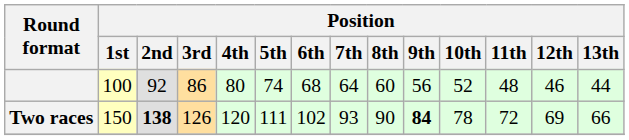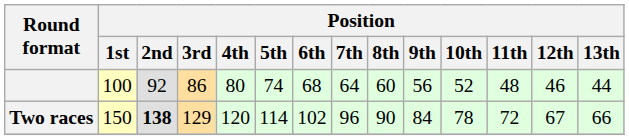(197, 117) 126 -> (197, 117) 129
(273, 117) 111 -> (274, 117) 114
(349, 117) 93 -> (349, 117) 96
(422, 117) bold -> (422, 117) normal
(554, 117) 69 -> (555, 117) 67
